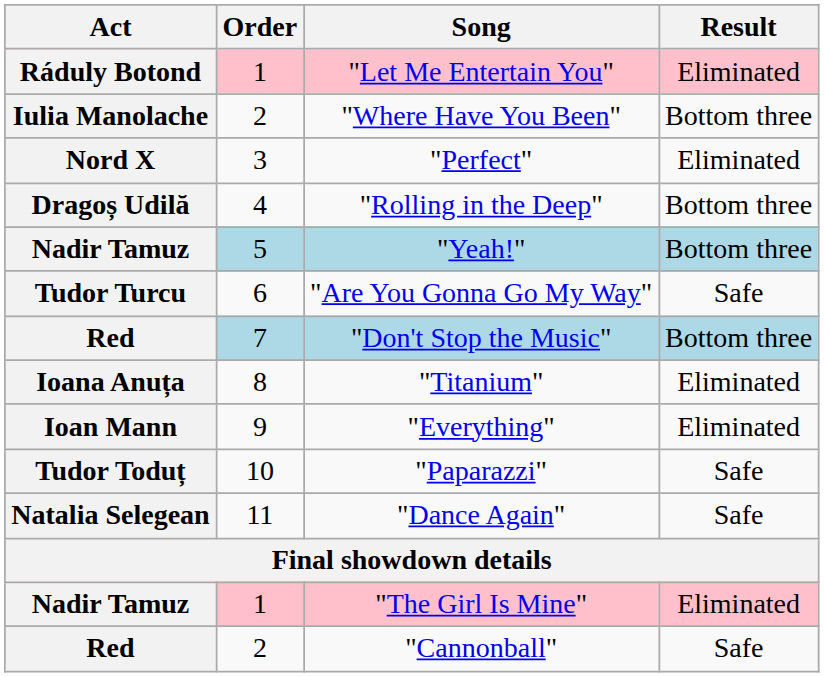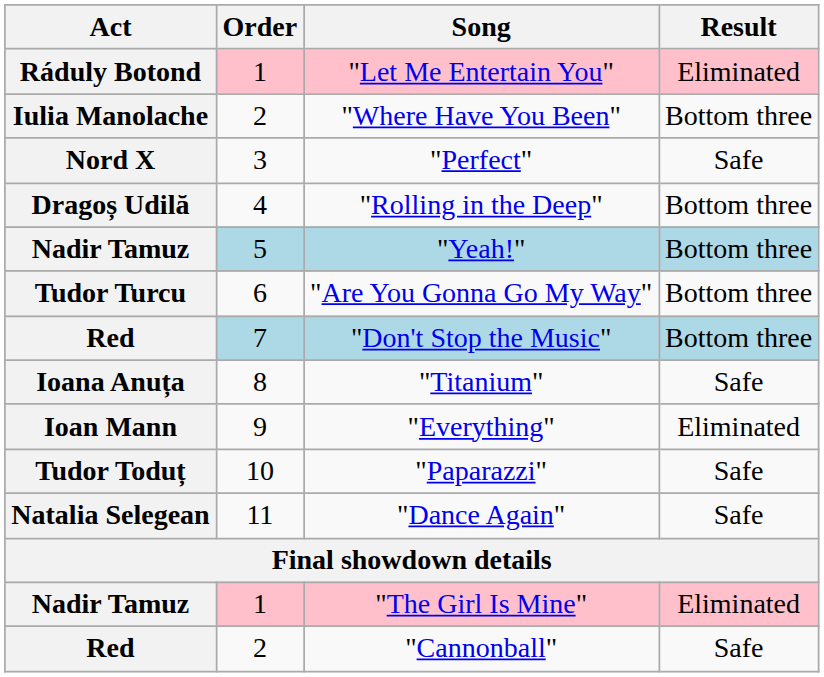(739, 159) Eliminated -> (739, 159) Safe
(739, 293) Safe -> (739, 293) Bottom three
(739, 381) Eliminated -> (739, 381) Safe
